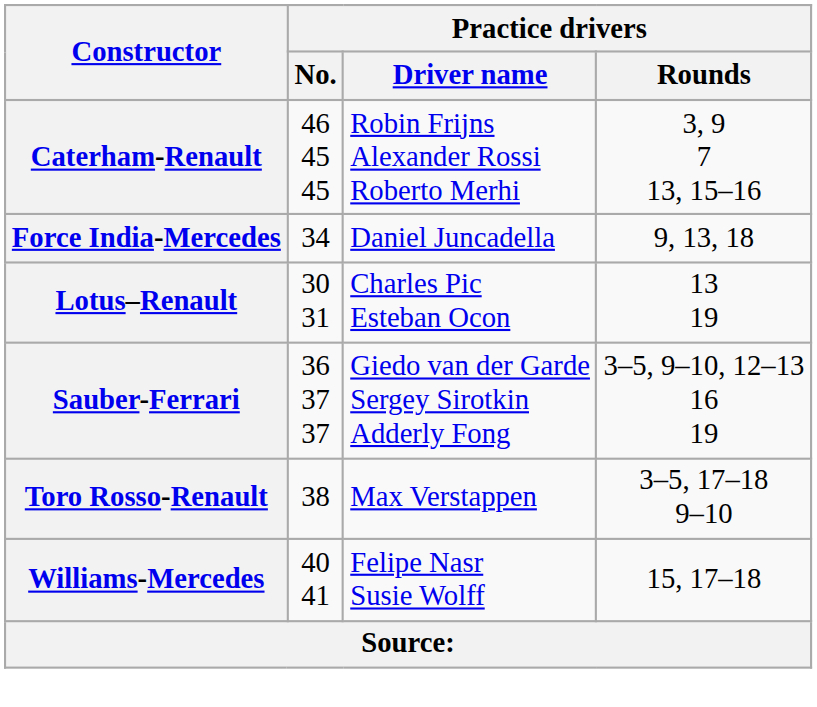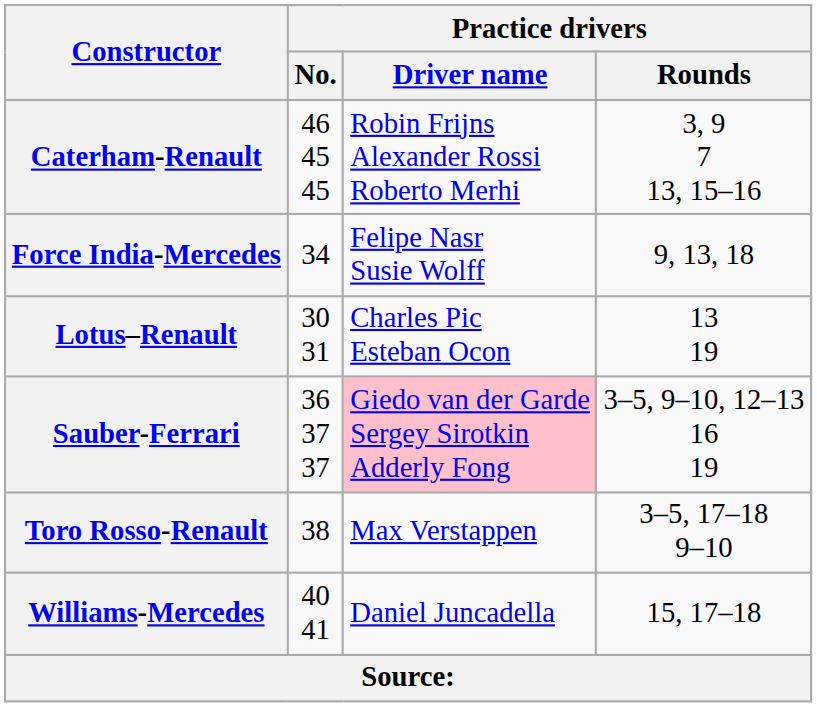(453, 237) Daniel Juncadella -> (417, 254) Felipe Nasr Susie Wolff
(470, 399) no background -> (470, 433) pink background
(417, 578) Felipe Nasr Susie Wolff -> (453, 612) Daniel Juncadella
